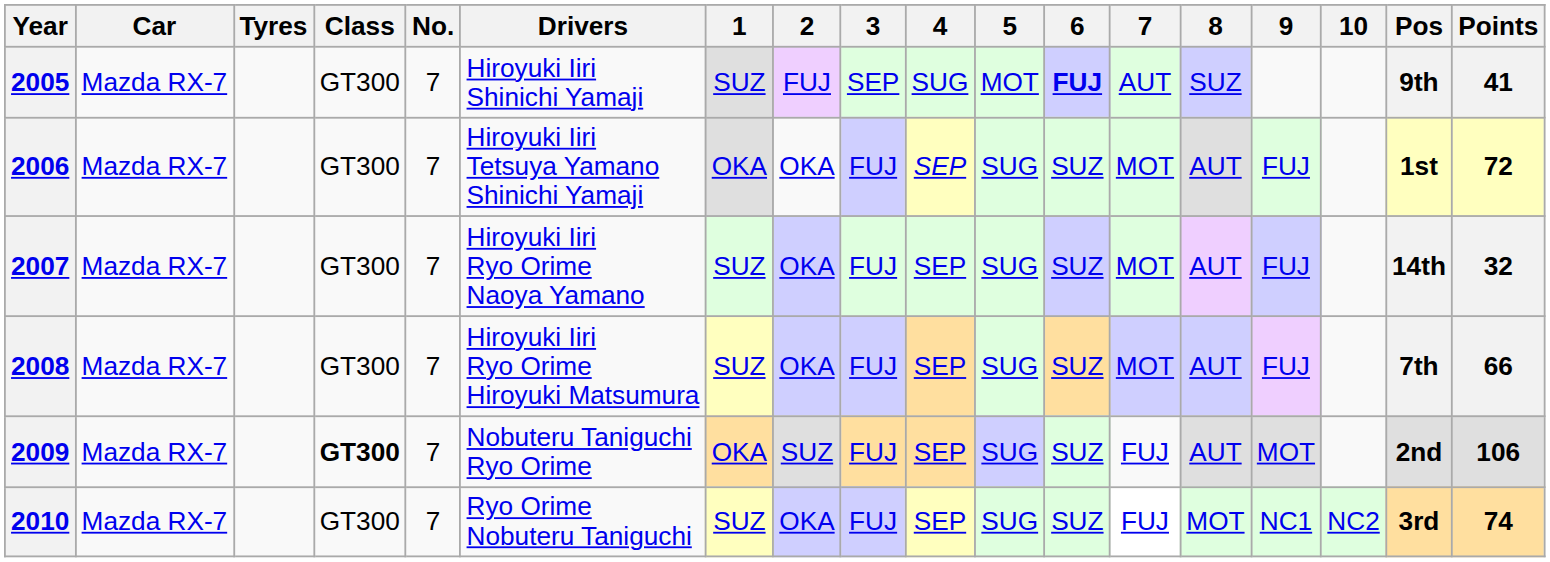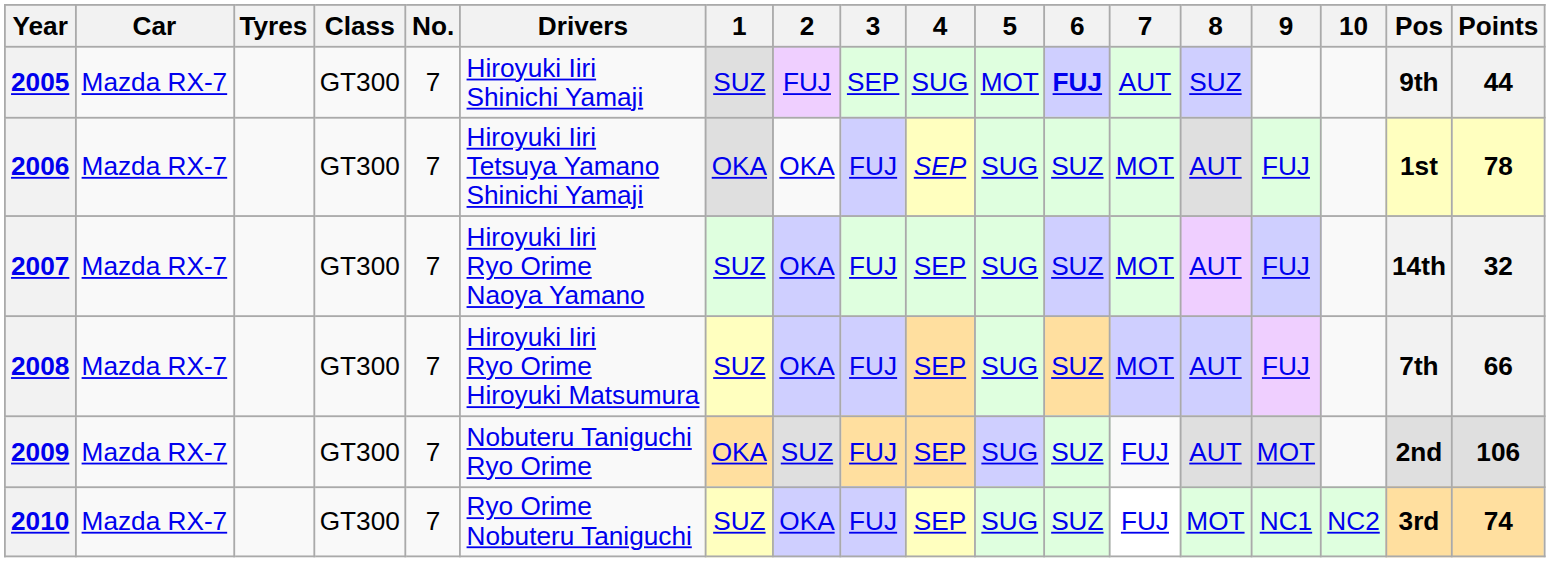(1498, 82) 41 -> (1498, 82) 44
(1498, 167) 72 -> (1498, 167) 78
(360, 451) bold -> (360, 451) normal
